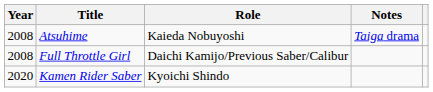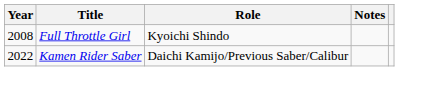- row: (63, 35)
(248, 55) Daichi Kamijo/Previous Saber/Calibur -> (188, 35) Kyoichi Shindo
(20, 76) 2020 -> (20, 55) 2022
(188, 76) Kyoichi Shindo -> (248, 55) Daichi Kamijo/Previous Saber/Calibur
